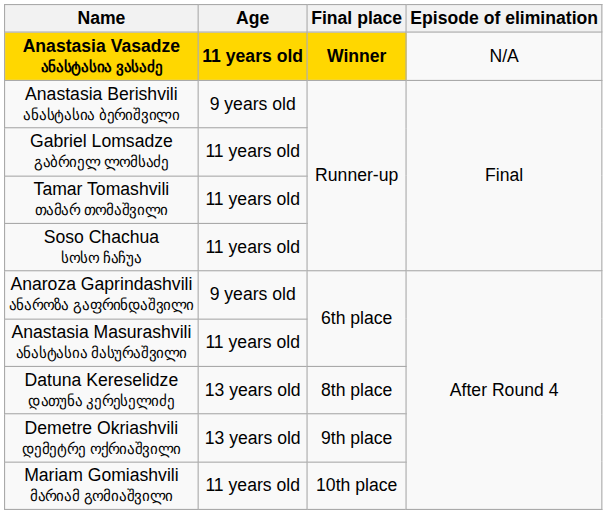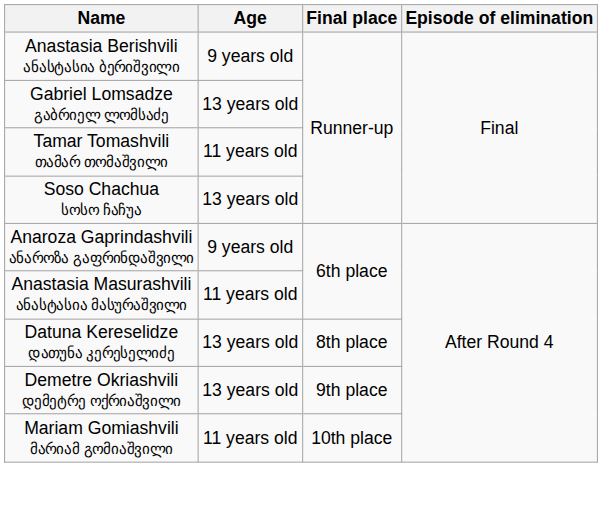- row: (101, 56)
(253, 151) 11 years old -> (250, 103) 13 years old
(253, 247) 11 years old -> (250, 199) 13 years old
